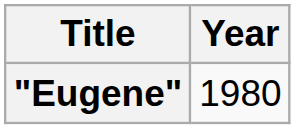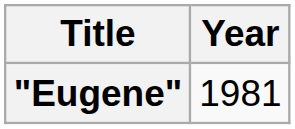(240, 92) 1980 -> (240, 92) 1981
